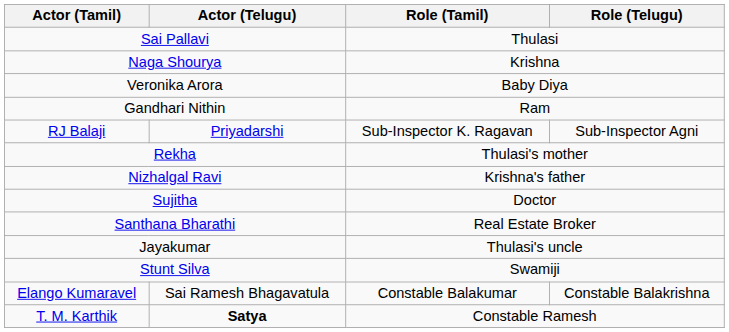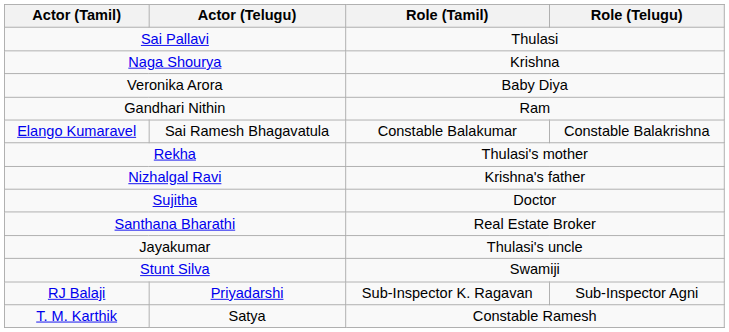rows swapped: (77, 131) <-> (77, 293)
(247, 316) bold -> (247, 316) normal
